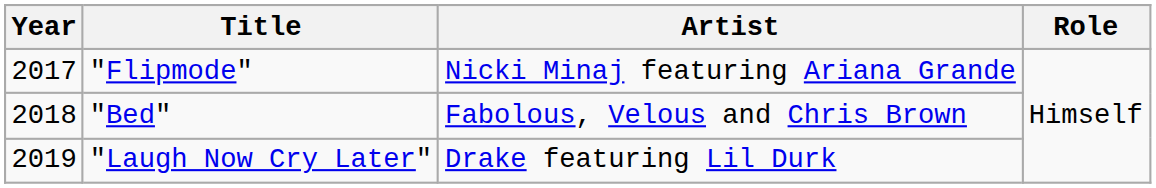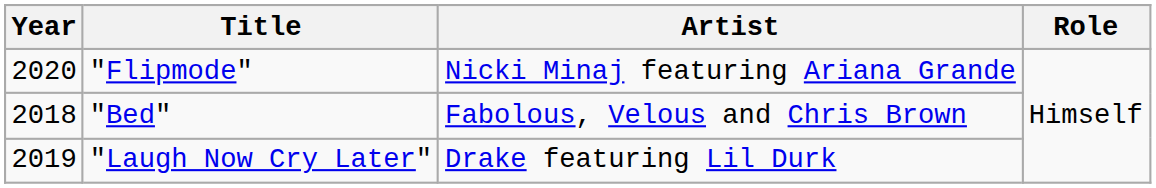(44, 71) 2017 -> (44, 71) 2020
